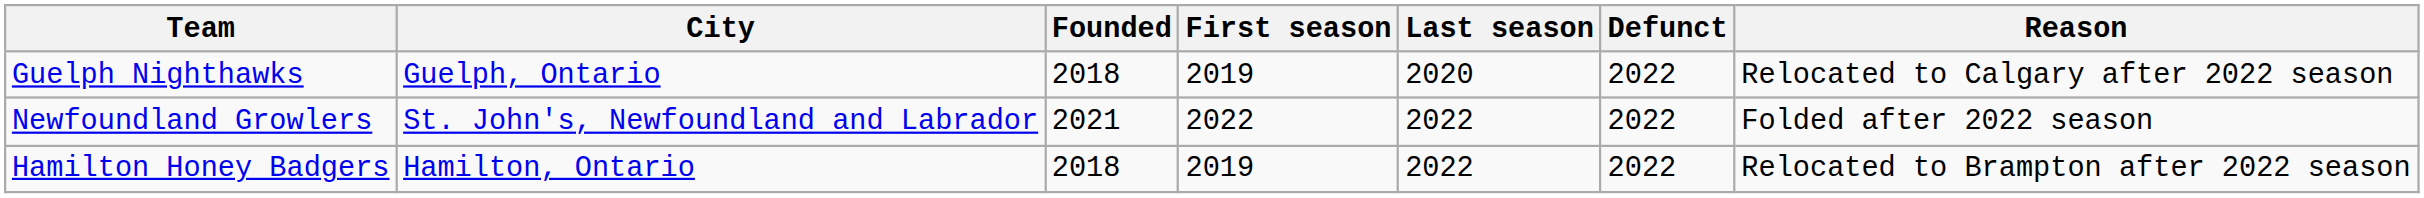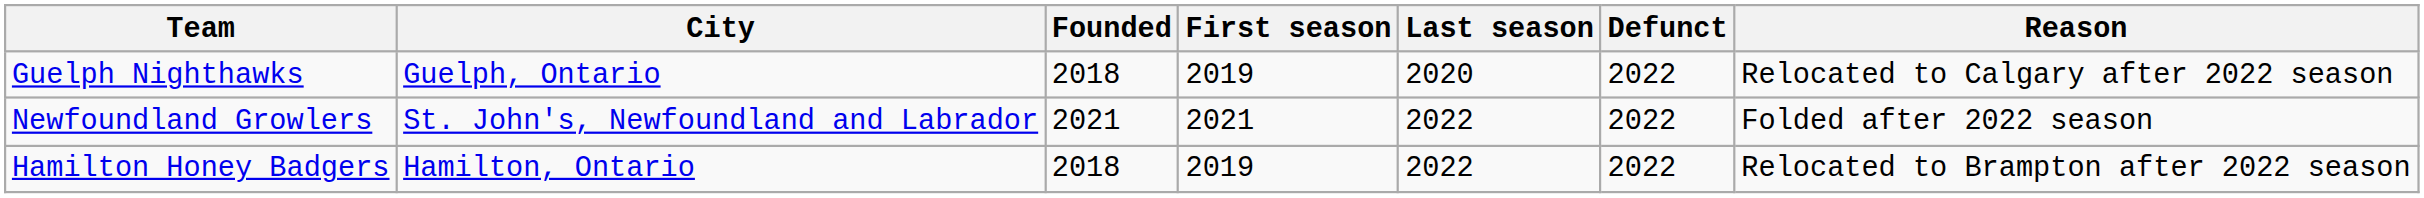(1220, 122) 2022 -> (1220, 122) 2021
